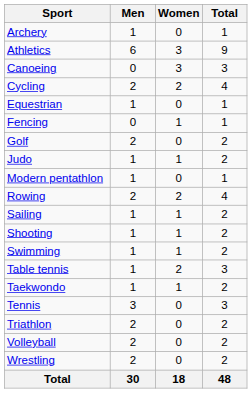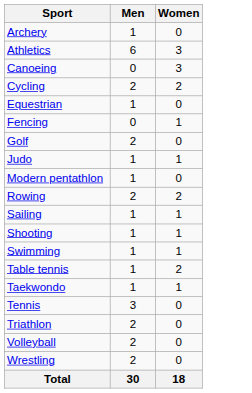- column: (225, 13)
